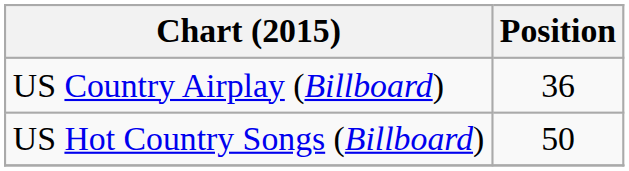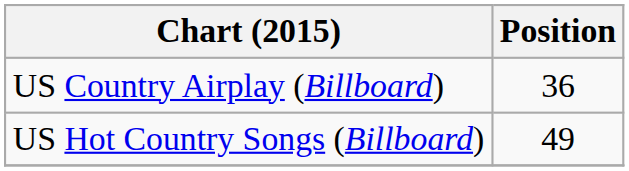(558, 138) 50 -> (558, 138) 49
